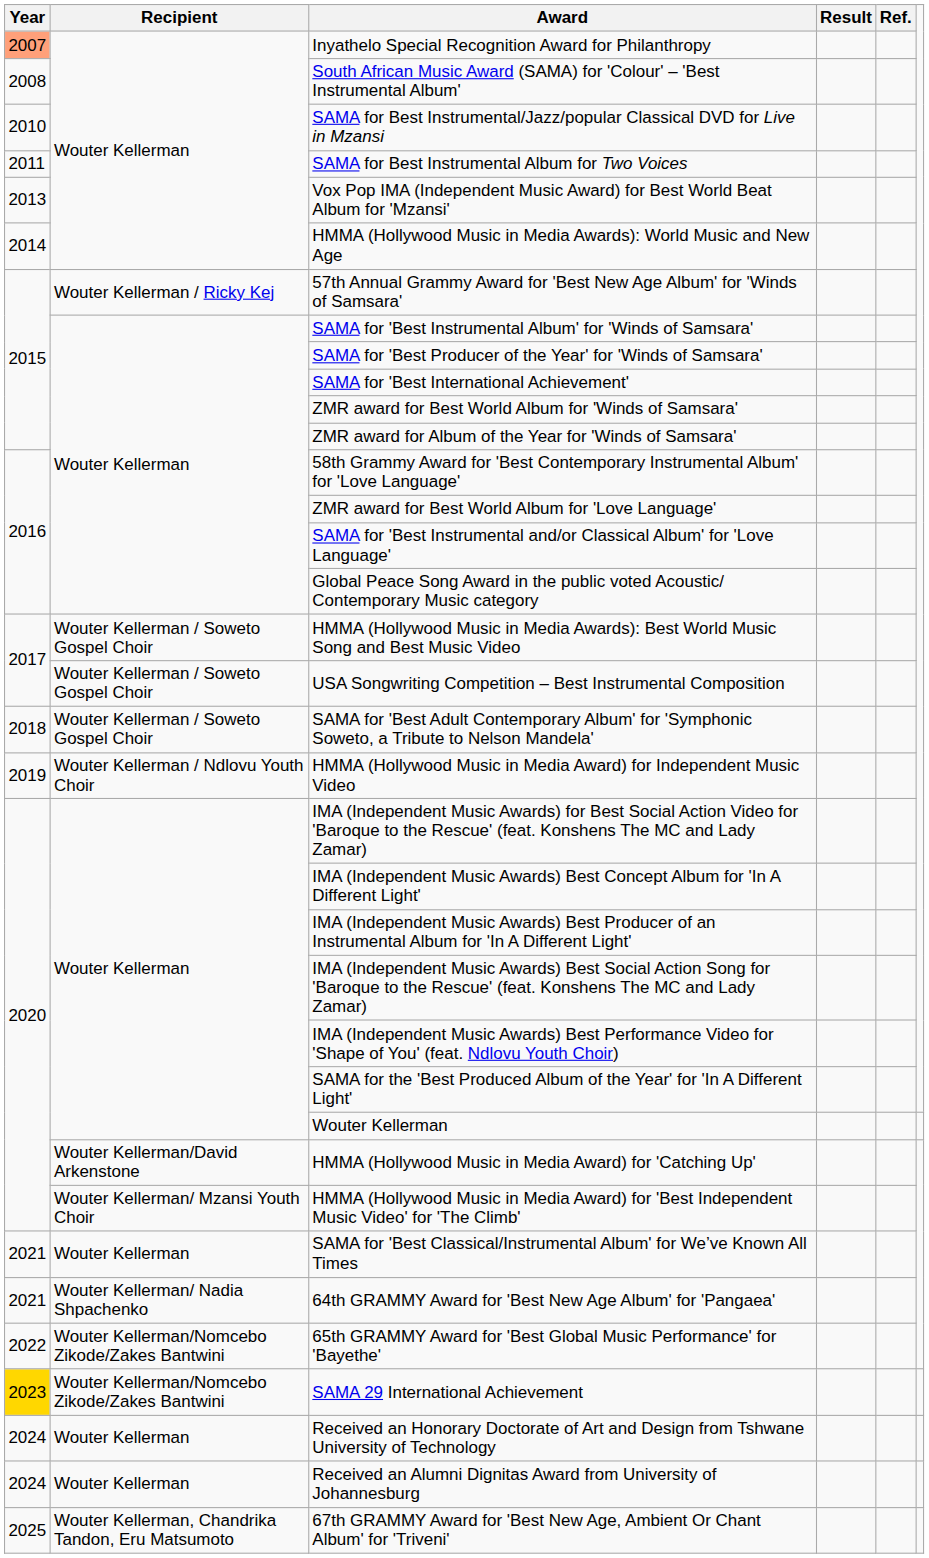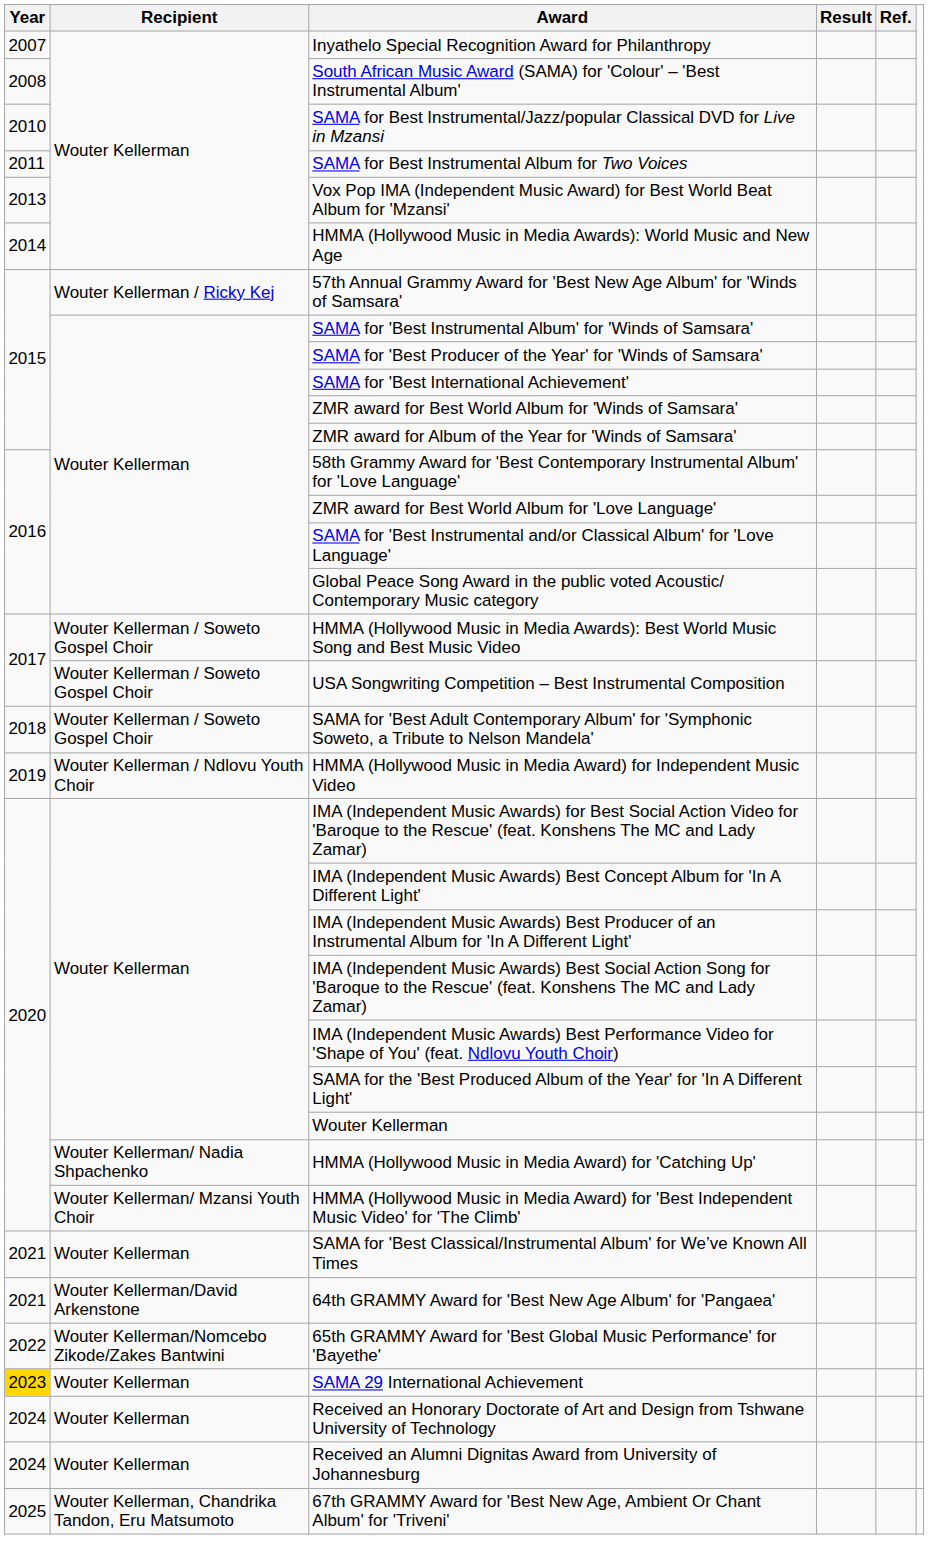(27, 44) lightsalmon background -> (27, 44) no background
(146, 1162) Wouter Kellerman/David Arkenstone -> (149, 1162) Wouter Kellerman/ Nadia Shpachenko
(149, 1300) Wouter Kellerman/ Nadia Shpachenko -> (146, 1300) Wouter Kellerman/David Arkenstone
(160, 1392) Wouter Kellerman/Nomcebo Zikode/Zakes Bantwini -> (122, 1382) Wouter Kellerman
